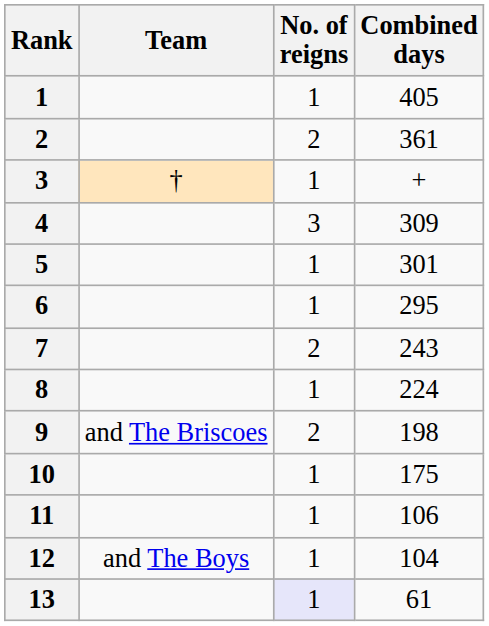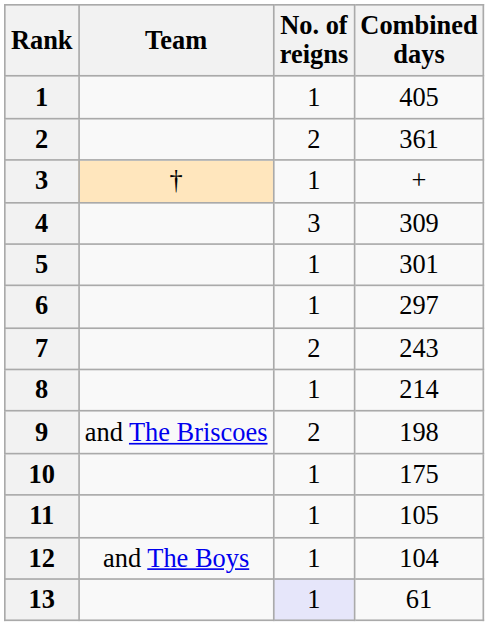(419, 306) 295 -> (419, 306) 297
(419, 390) 224 -> (419, 390) 214
(419, 515) 106 -> (419, 515) 105
